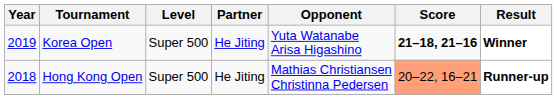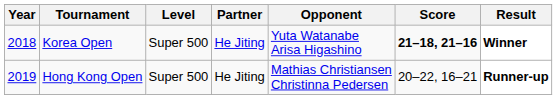(22, 43) 2019 -> (22, 43) 2018
(22, 78) 2018 -> (22, 78) 2019
(438, 78) lightsalmon background -> (438, 78) no background
